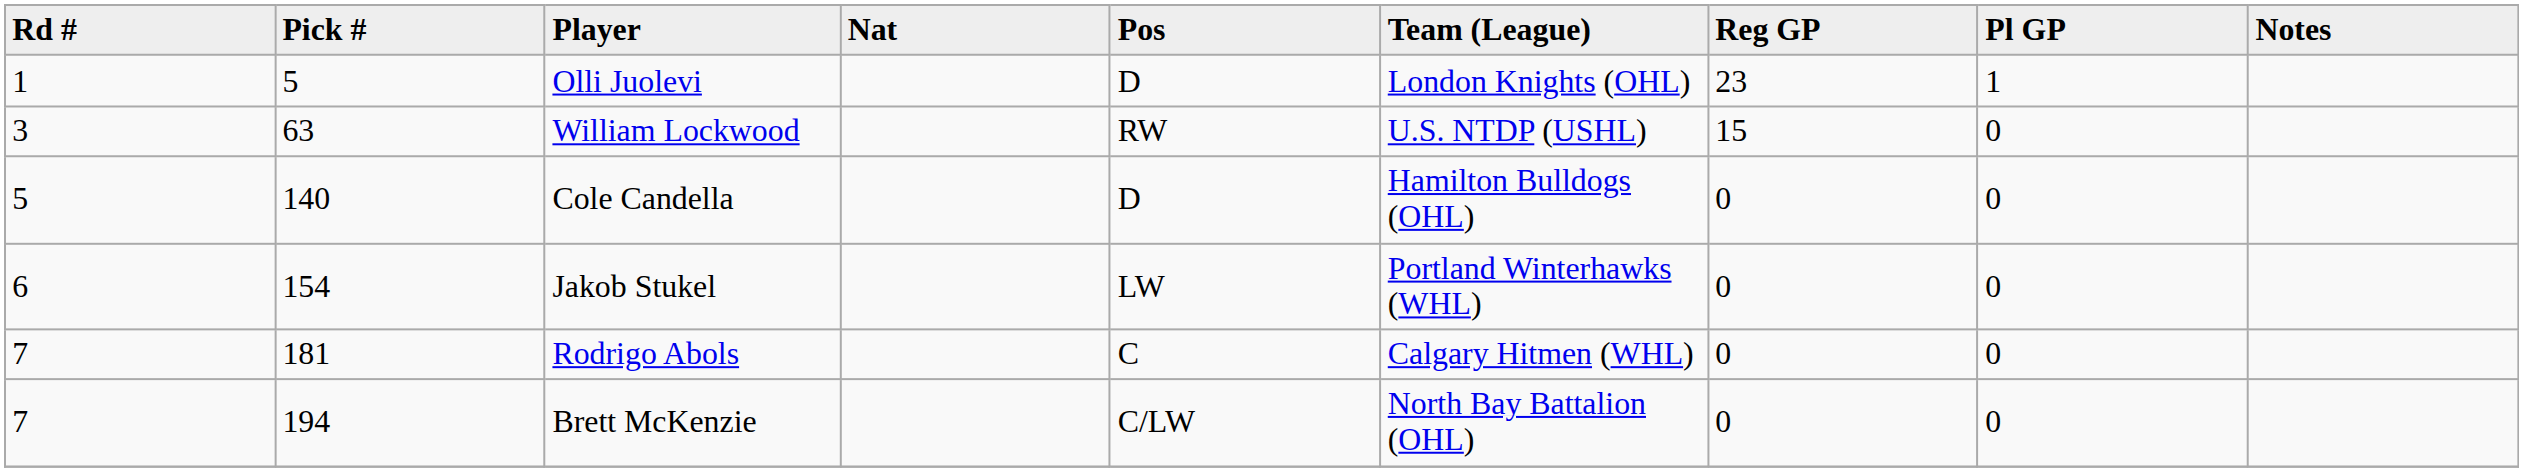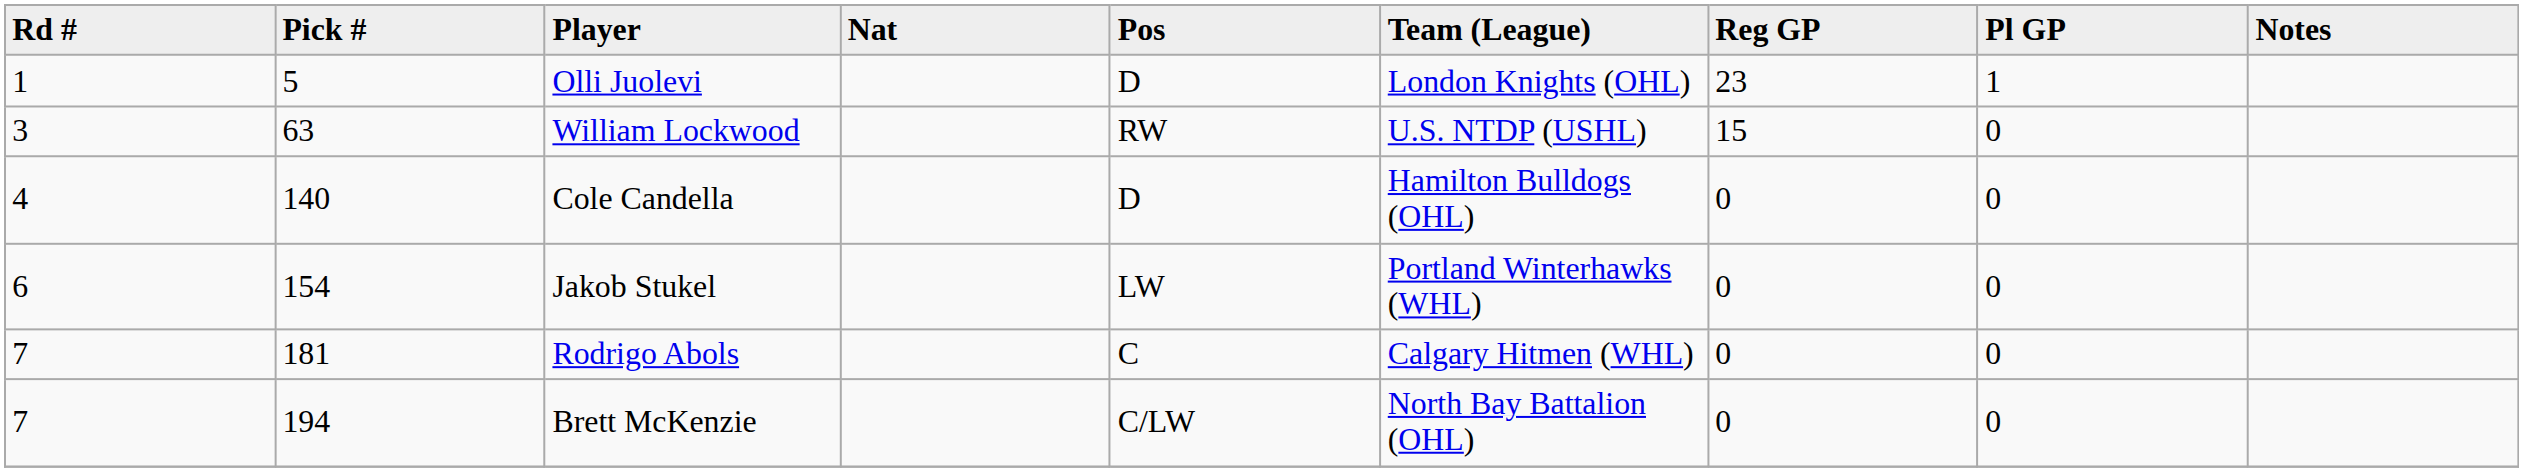(20, 199) 5 -> (20, 199) 4
